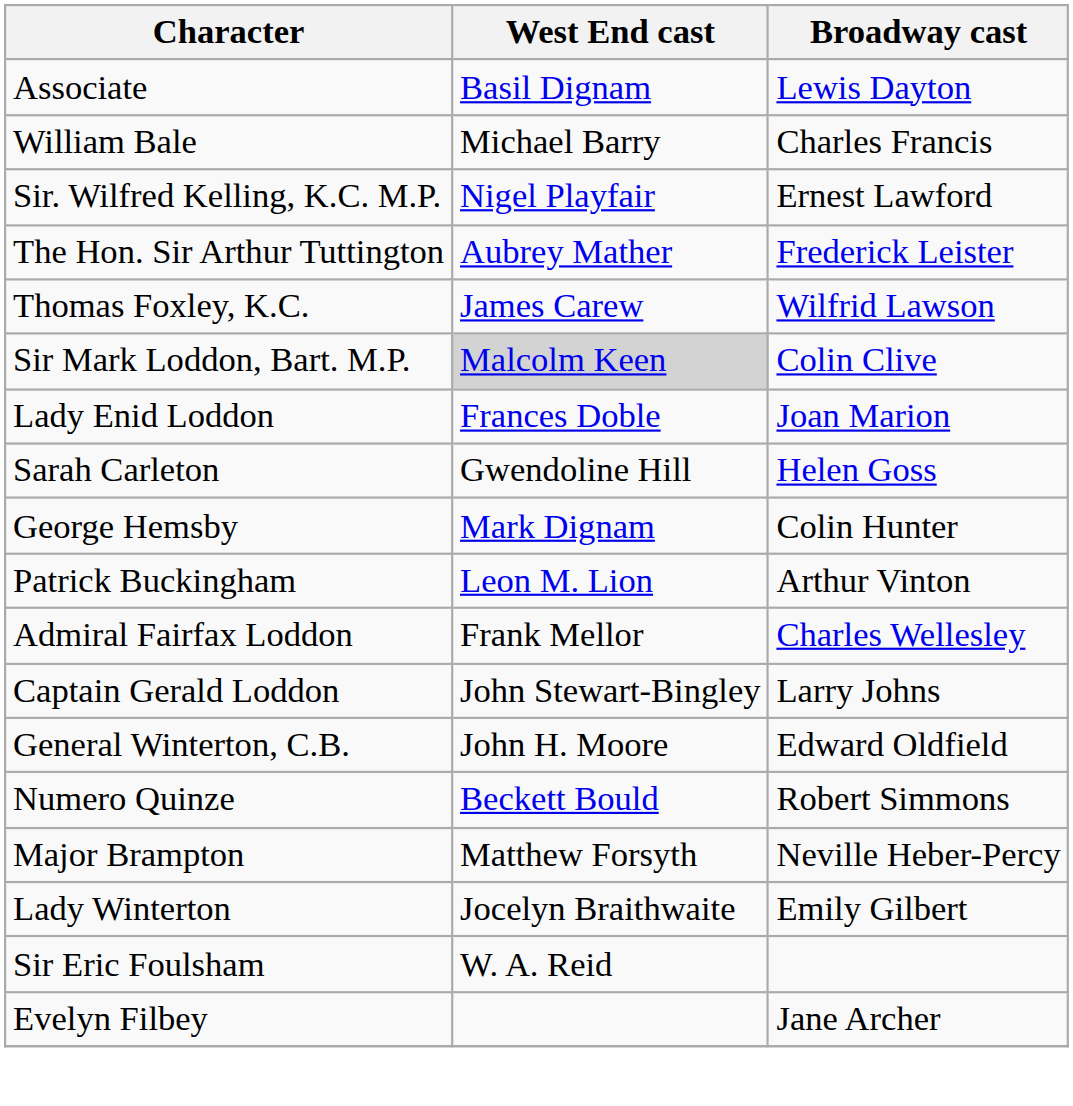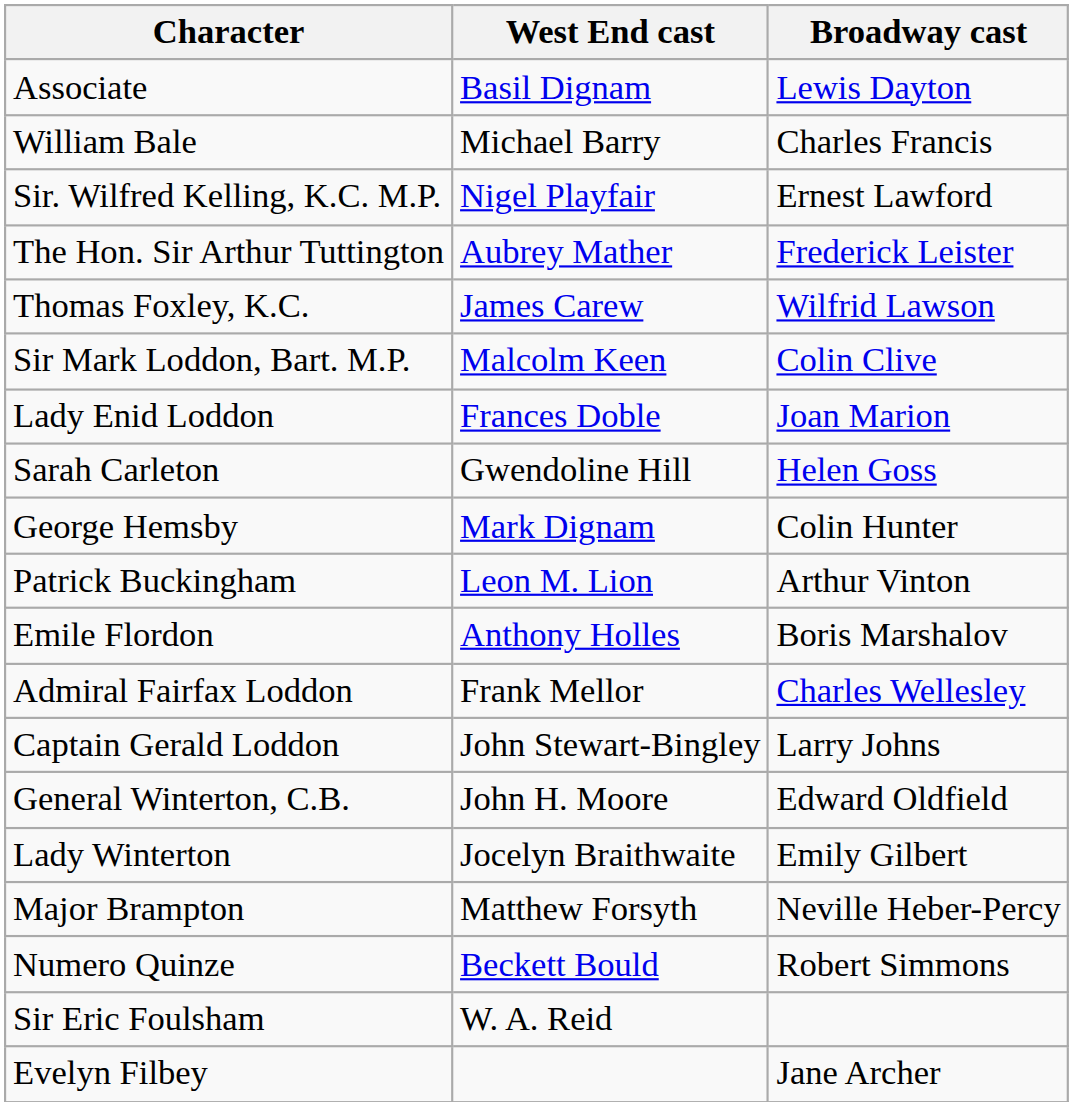(563, 360) lightgrey background -> (563, 360) no background
+ row: (113, 634)
rows swapped: (122, 908) <-> (124, 799)
